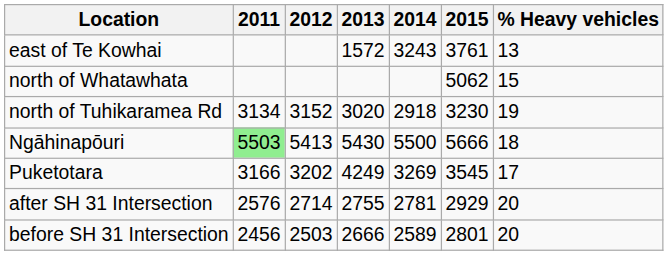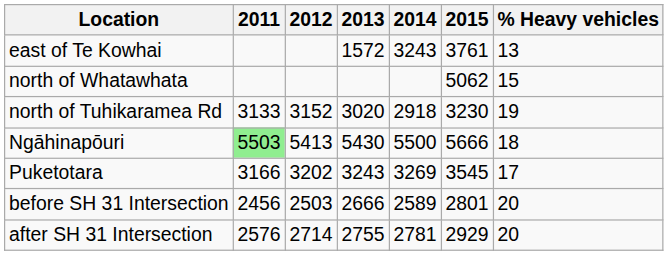(259, 111) 3134 -> (259, 111) 3133
(363, 173) 4249 -> (363, 173) 3243
rows swapped: (119, 234) <-> (111, 204)
